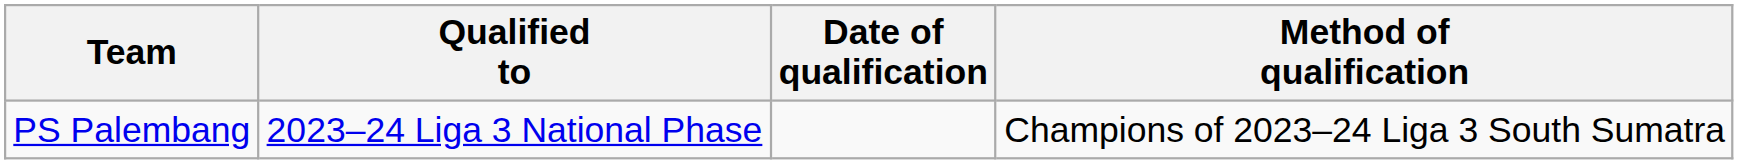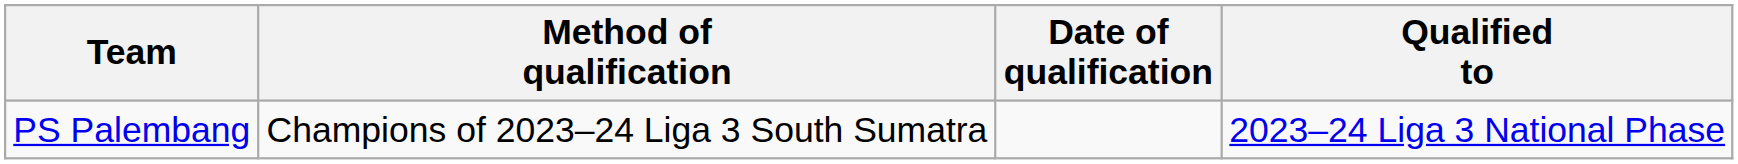columns swapped: (1365, 52) <-> (514, 52)
